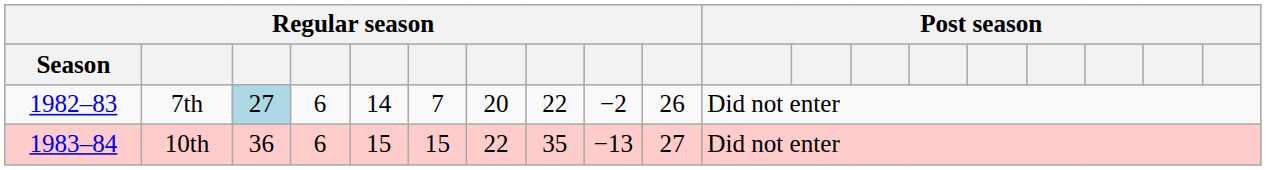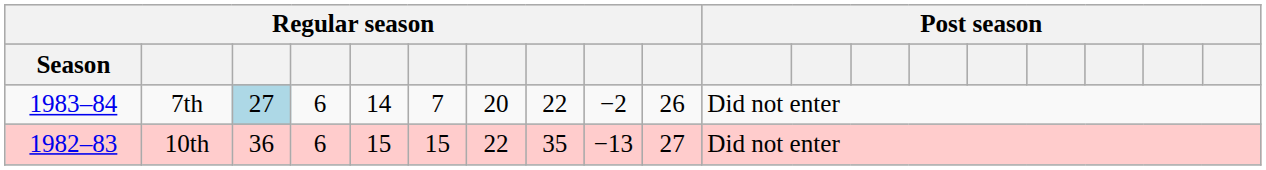(73, 104) 1982–83 -> (73, 104) 1983–84
(73, 143) 1983–84 -> (73, 143) 1982–83
